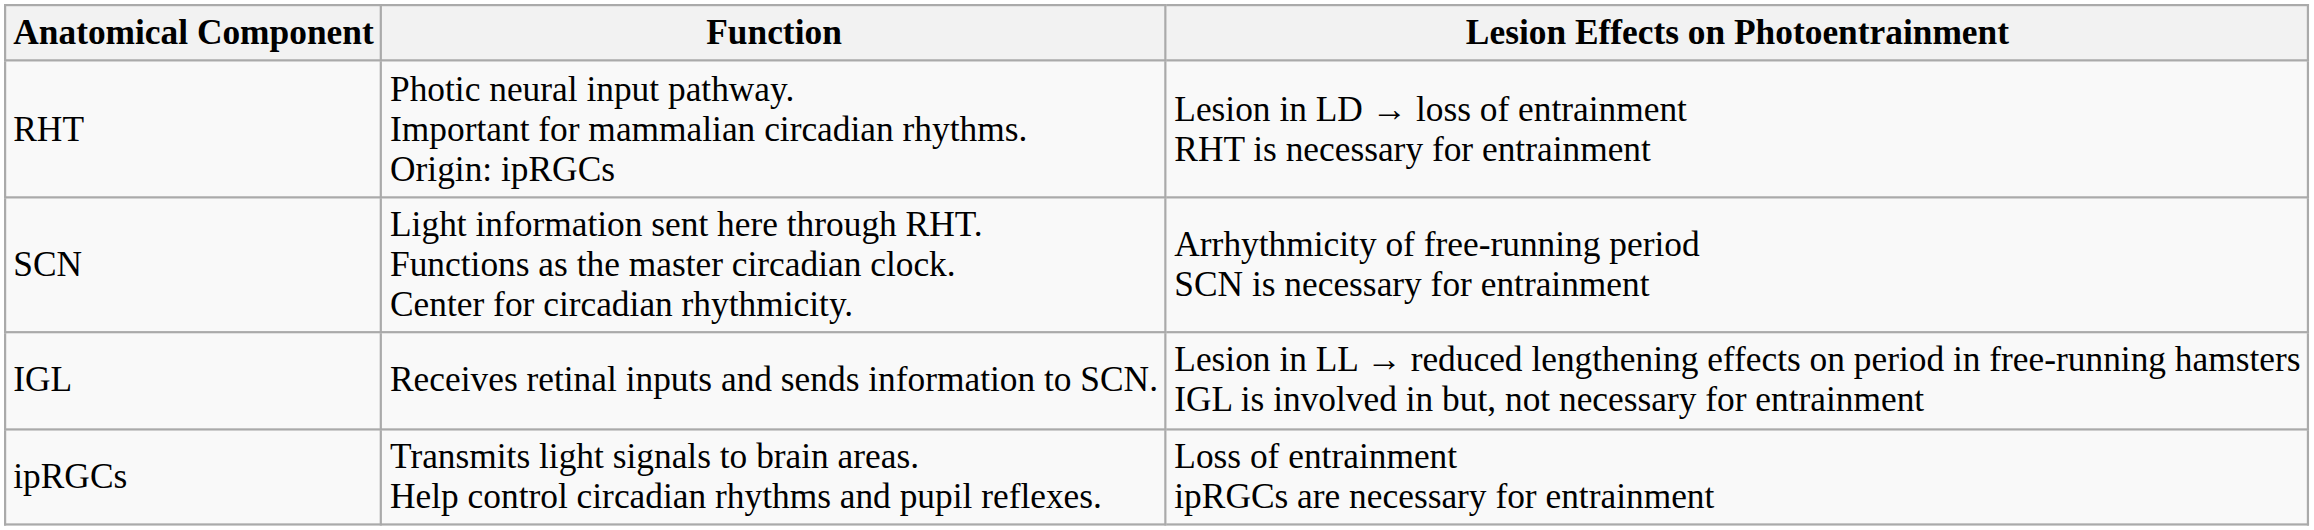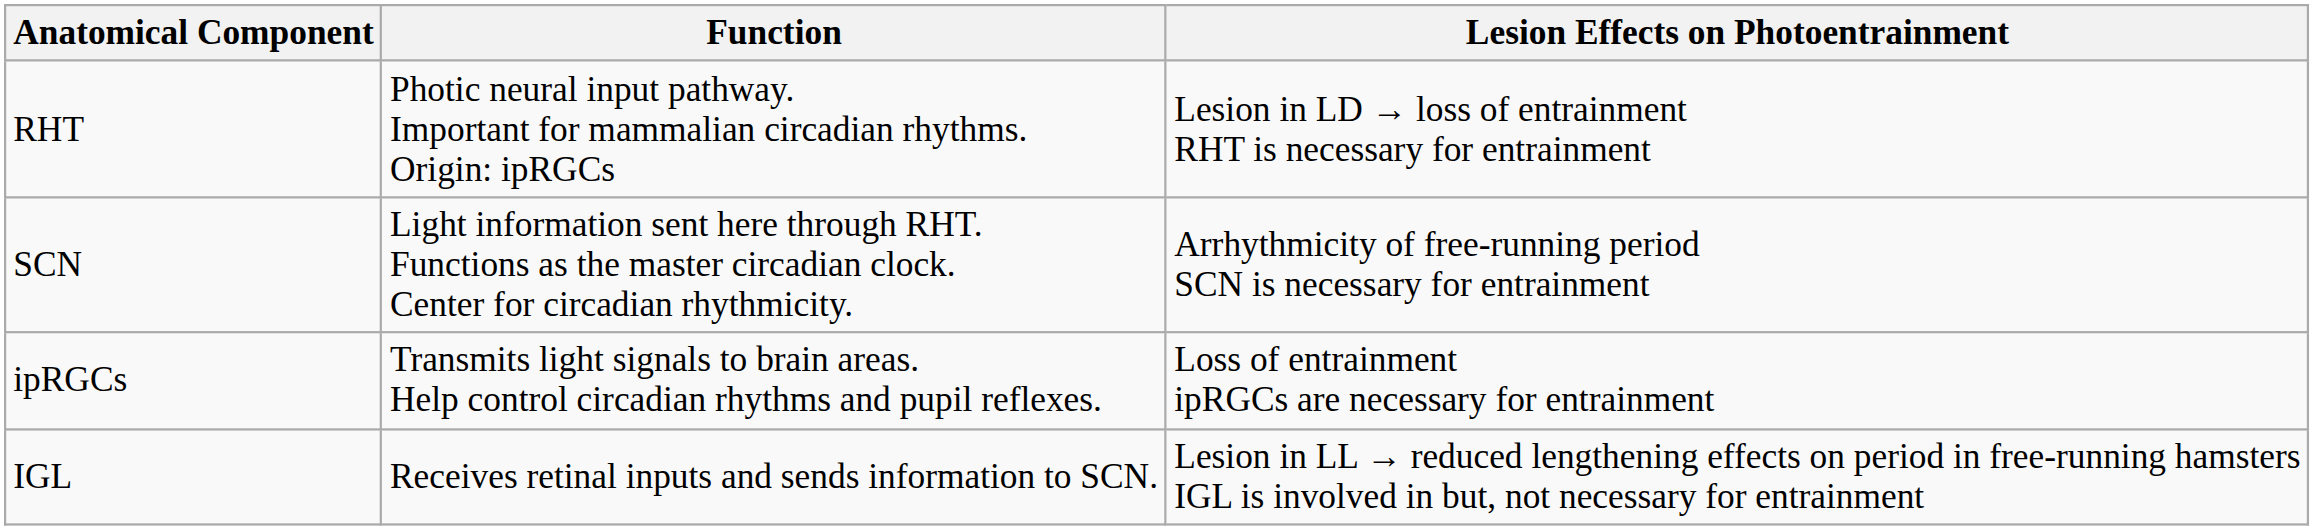rows swapped: (43, 379) <-> (70, 475)
